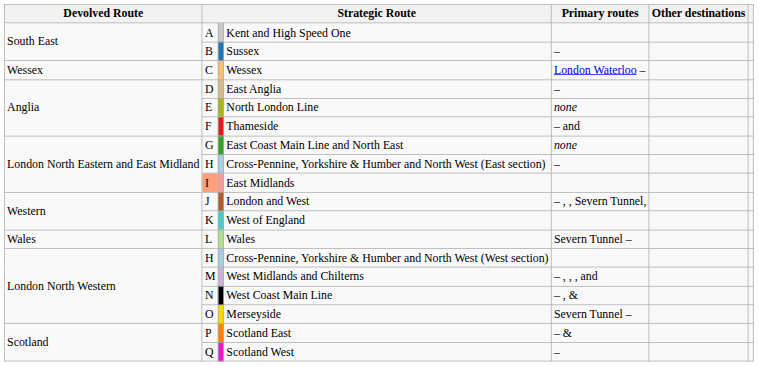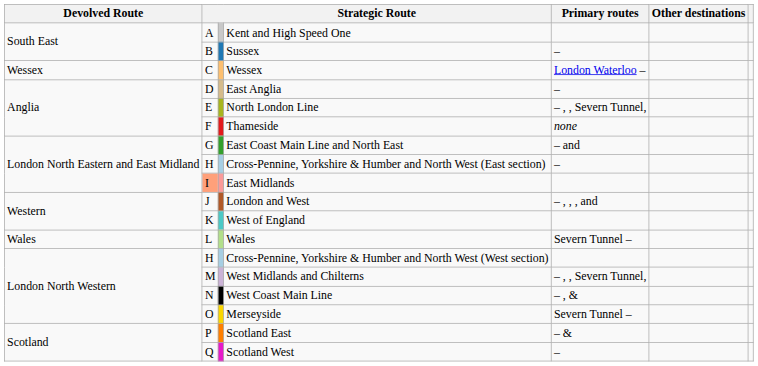(565, 107) none -> (600, 107) – , , Severn Tunnel,
(567, 126) – and -> (565, 126) none
(565, 145) none -> (567, 145) – and
(600, 201) – , , Severn Tunnel, -> (576, 201) – , , , and
(576, 276) – , , , and -> (600, 276) – , , Severn Tunnel,
